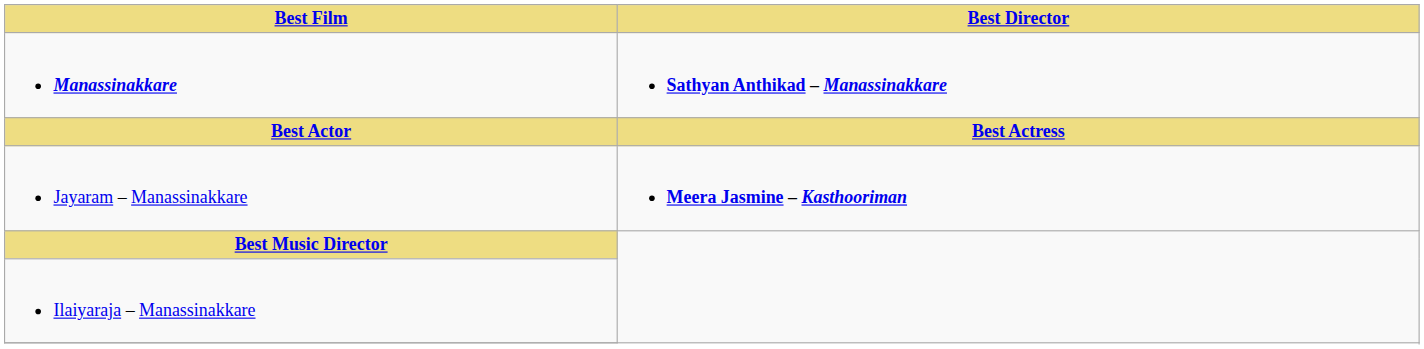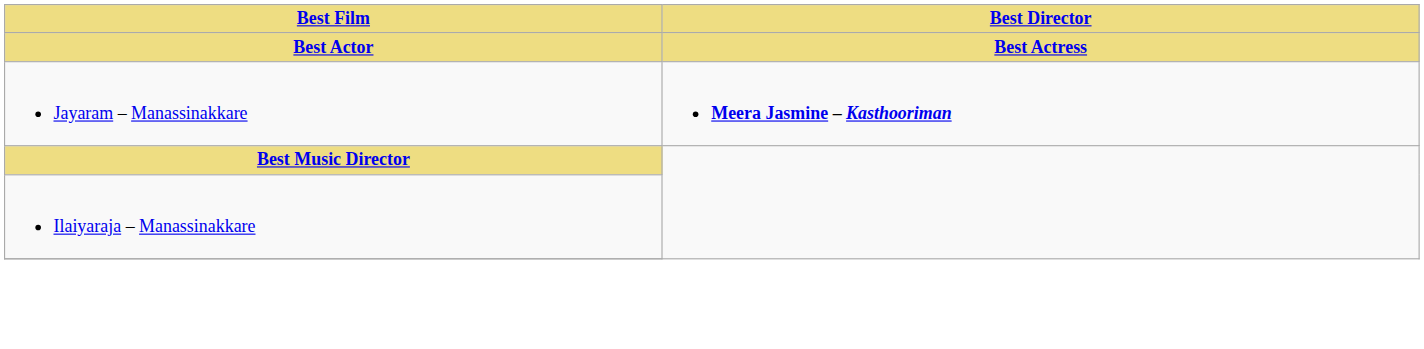- row: (311, 85)
